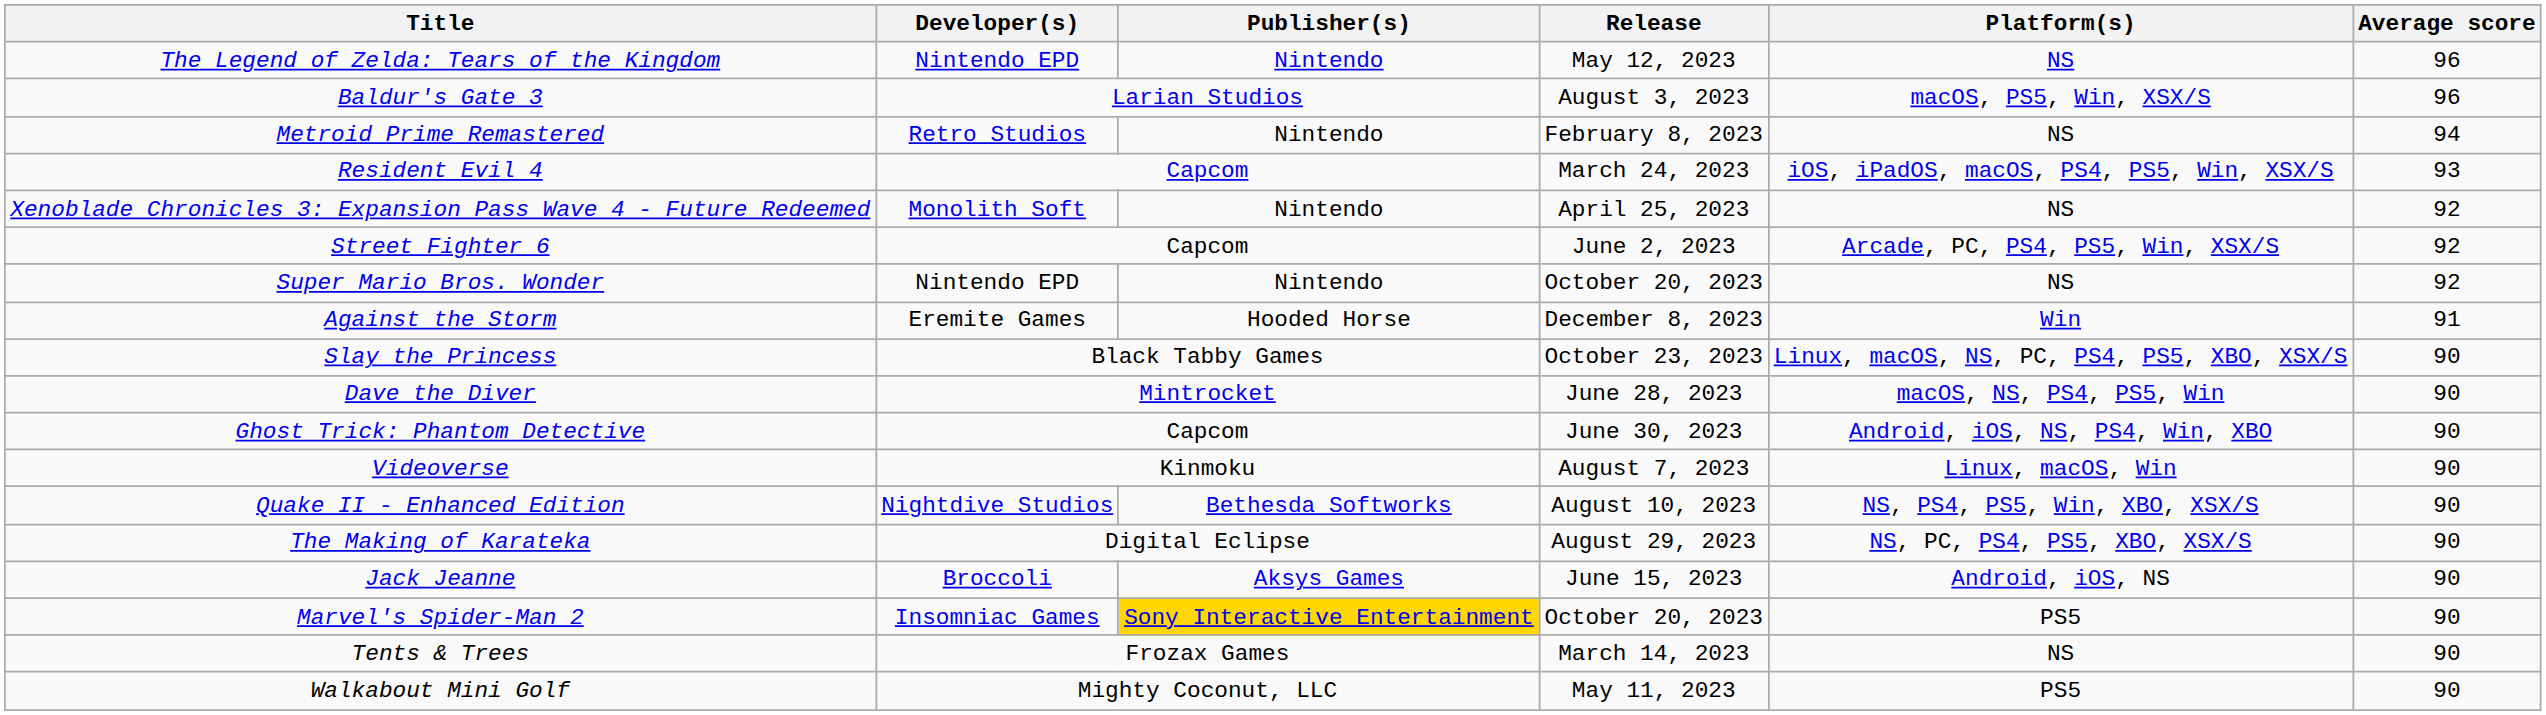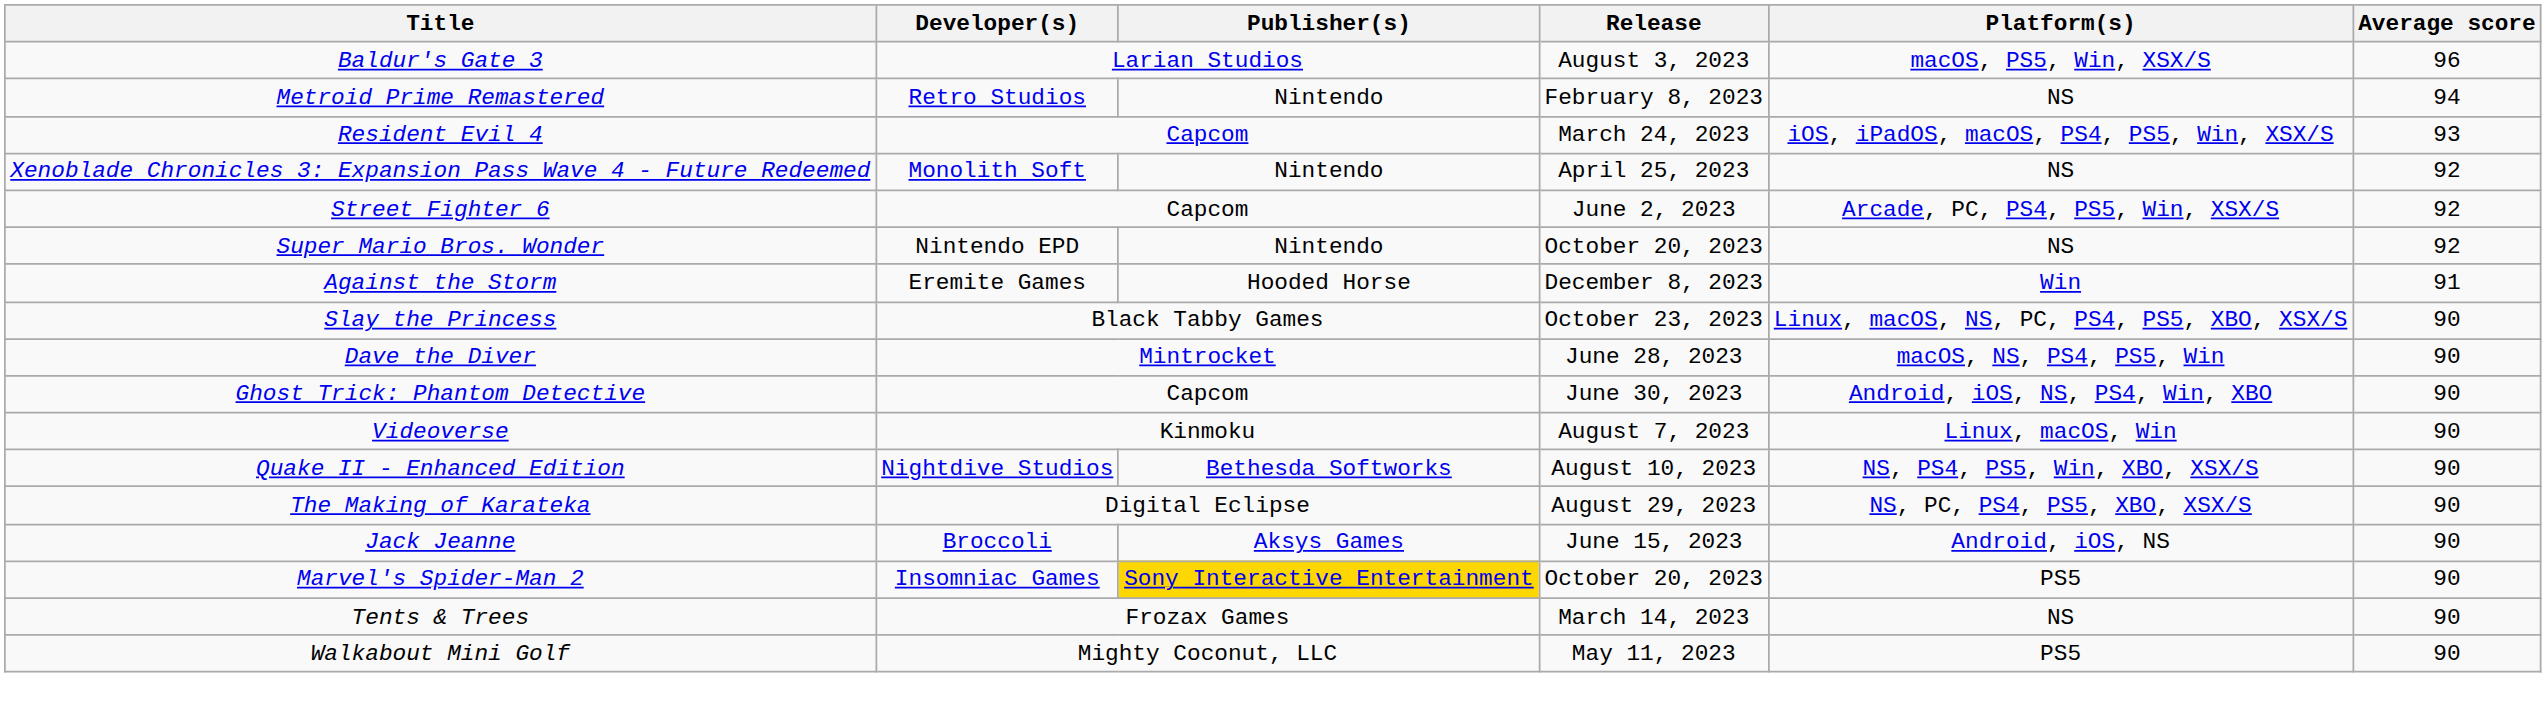- row: (440, 60)
